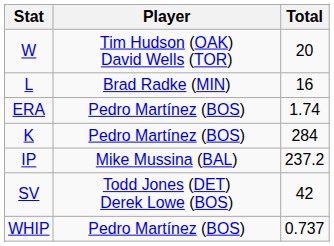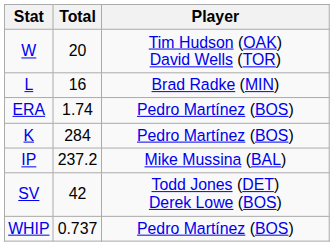columns swapped: (167, 17) <-> (305, 17)
